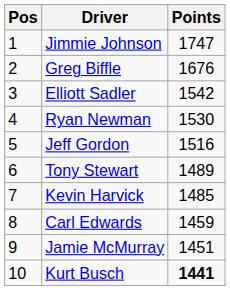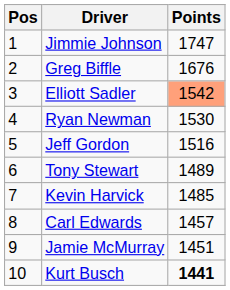(196, 94) no background -> (196, 94) lightsalmon background
(196, 222) 1459 -> (196, 222) 1457
